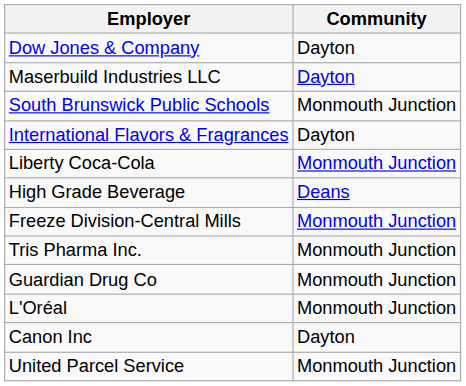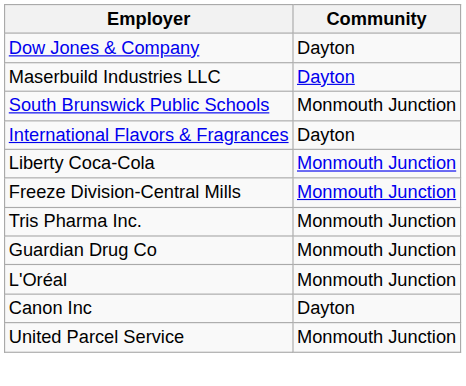- row: (97, 192)
